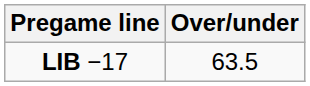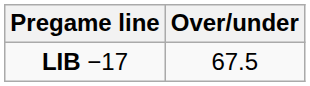(235, 61) 63.5 -> (235, 61) 67.5
